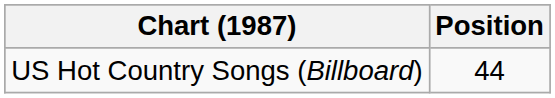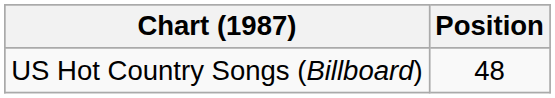(490, 69) 44 -> (490, 69) 48
